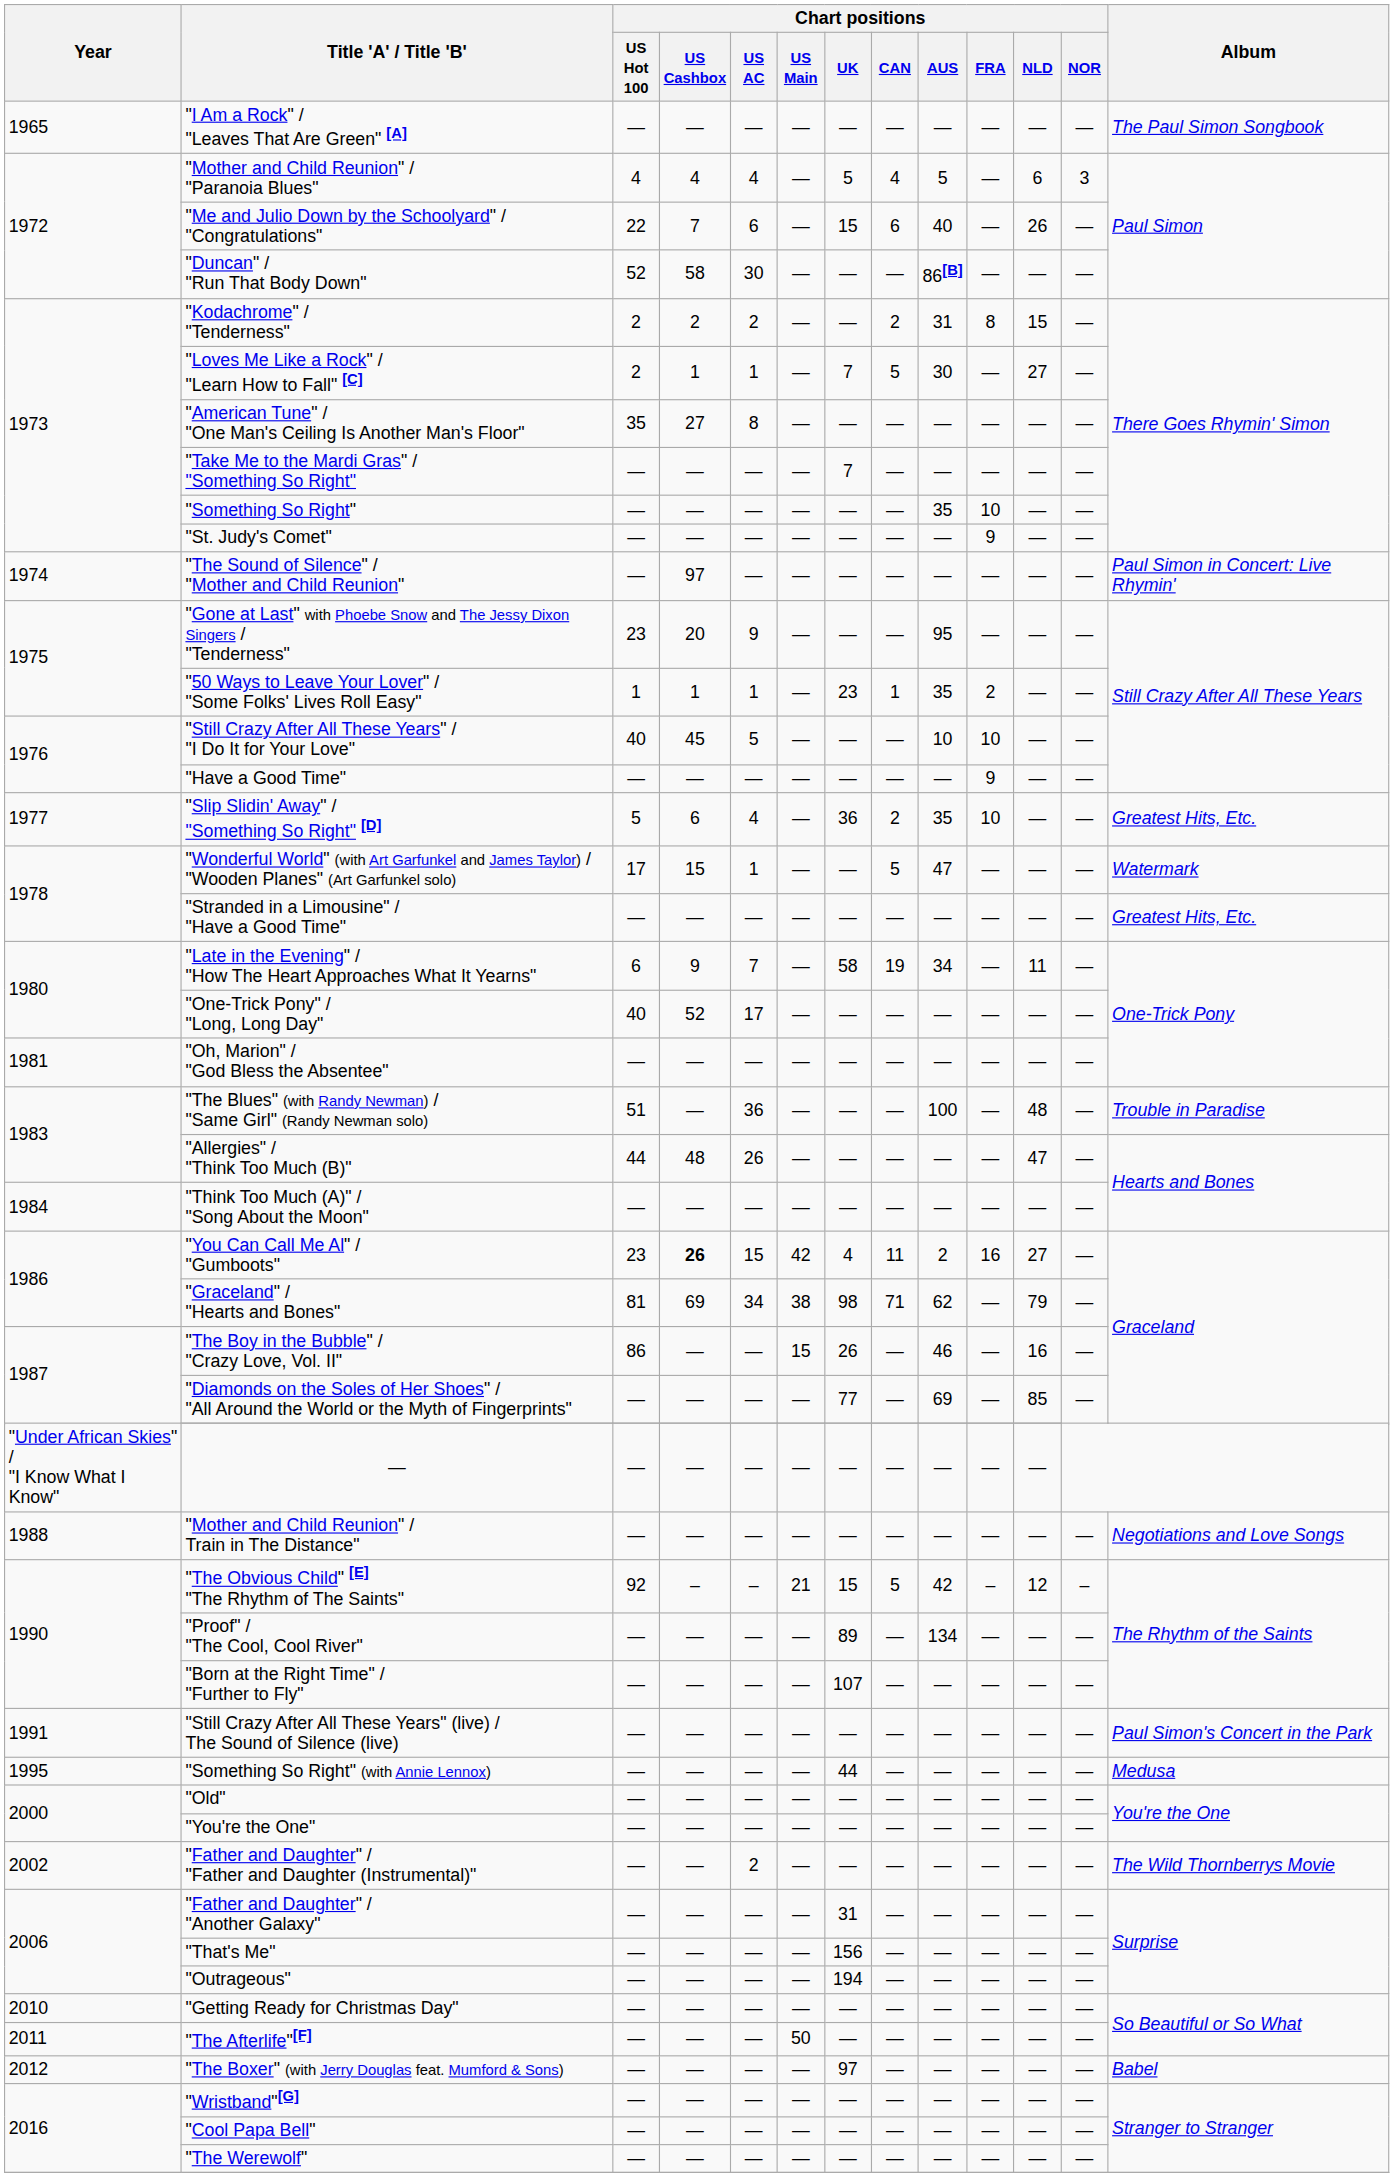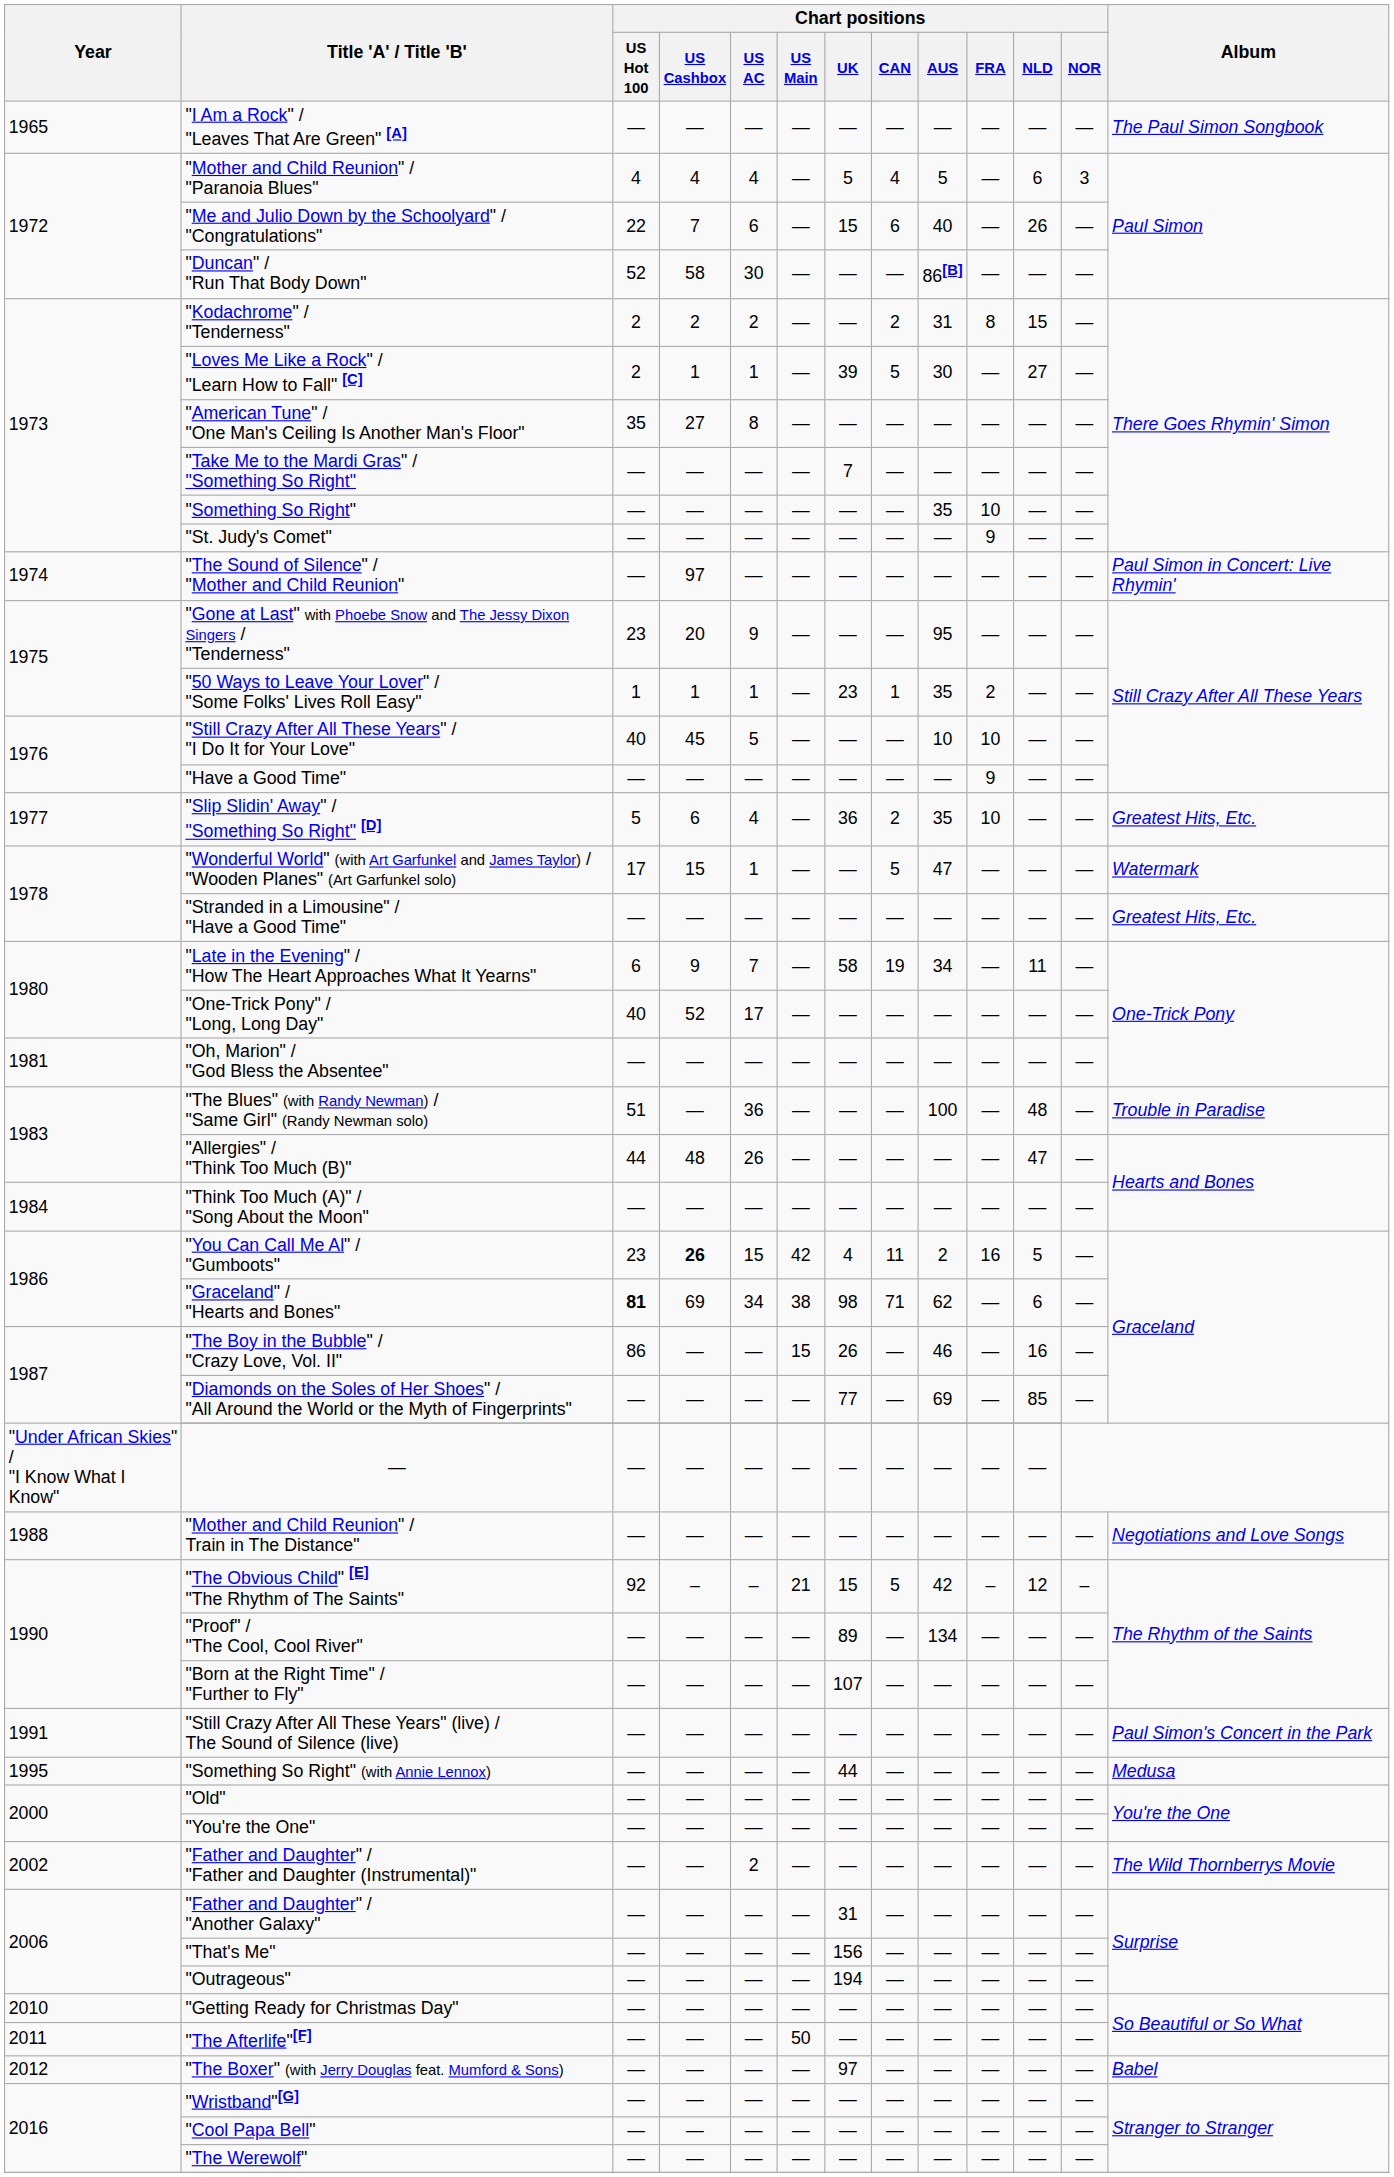(848, 372) 7 -> (848, 372) 39
(1037, 1254) 27 -> (1037, 1254) 5
(636, 1302) normal -> (636, 1302) bold
(1037, 1302) 79 -> (1037, 1302) 6
